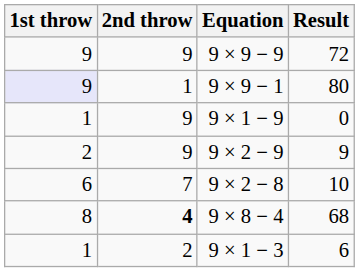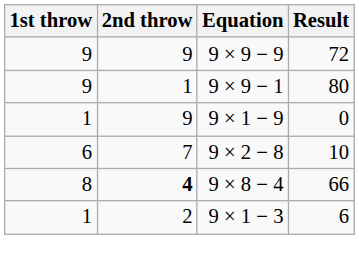(87, 86) lavender background -> (87, 86) no background
- row: (246, 151)
(339, 217) 68 -> (339, 184) 66
